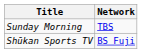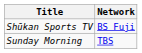rows swapped: (44, 26) <-> (50, 41)
